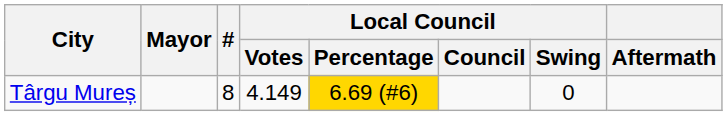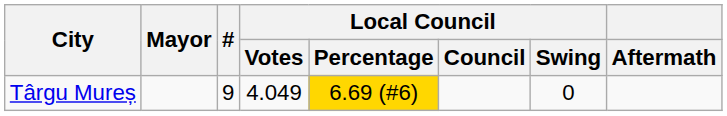(228, 92) 8 -> (228, 92) 9
(274, 92) 4.149 -> (274, 92) 4.049
